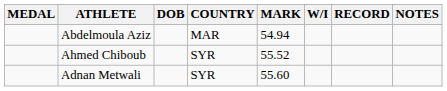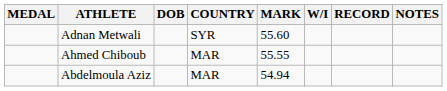rows swapped: (106, 34) <-> (101, 75)
(203, 55) SYR -> (205, 55) MAR
(275, 55) 55.52 -> (275, 55) 55.55
